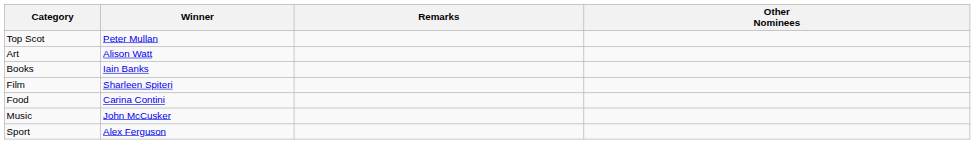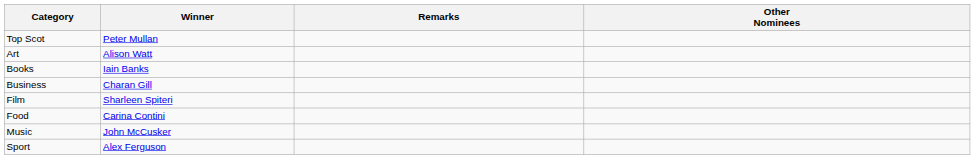+ row: (26, 85)
